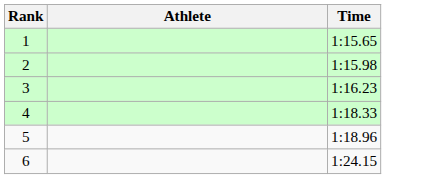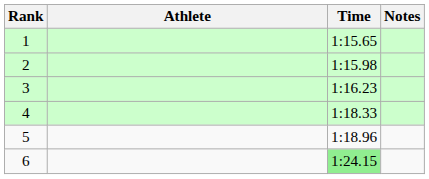+ column: (402, 16)
(354, 161) no background -> (354, 161) lightgreen background
